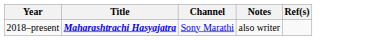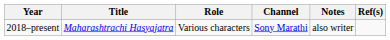+ column: (214, 12)
(120, 27) bold -> (119, 27) normal
